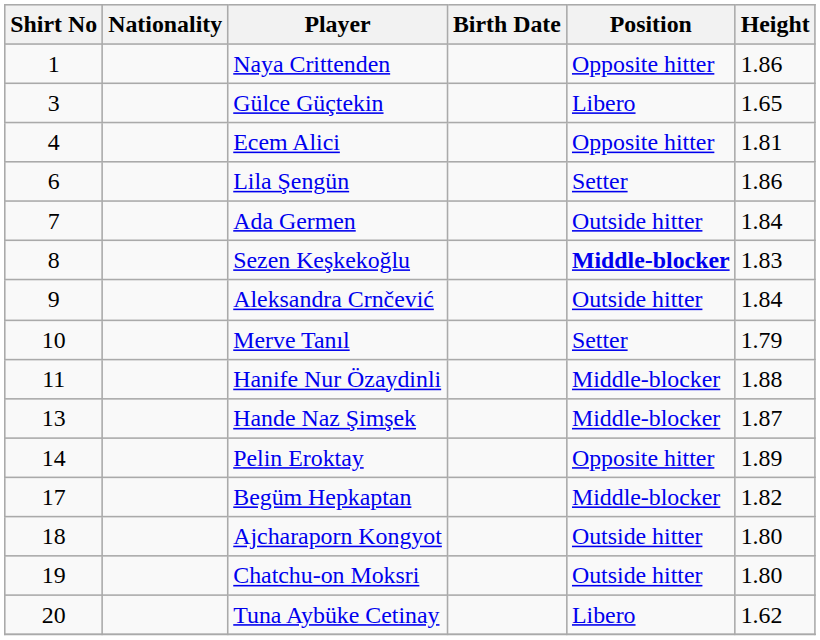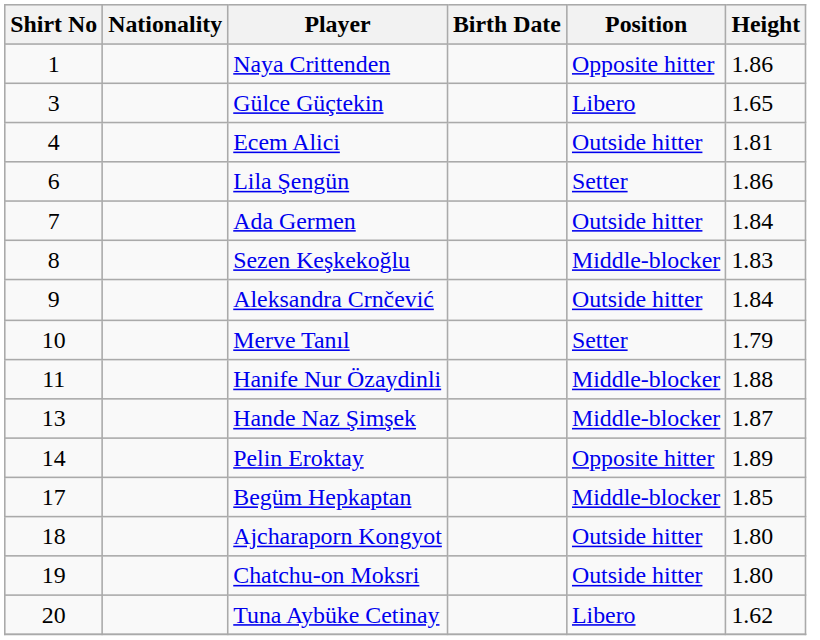(643, 142) Opposite hitter -> (637, 142) Outside hitter
(651, 260) bold -> (646, 260) normal
(762, 496) 1.82 -> (752, 496) 1.85
